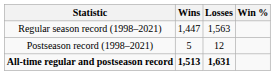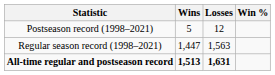rows swapped: (90, 29) <-> (90, 46)
